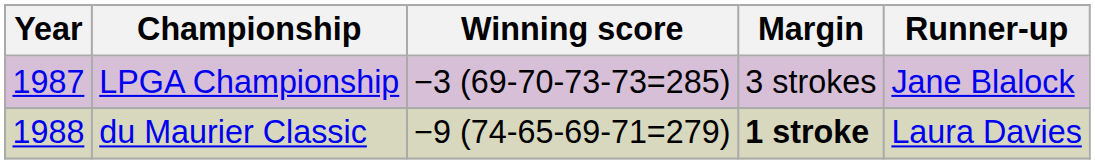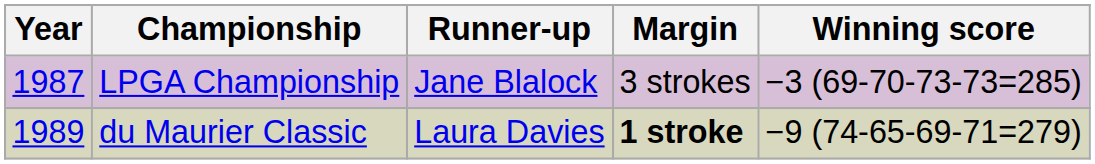columns swapped: (572, 30) <-> (987, 30)
(48, 132) 1988 -> (48, 132) 1989
